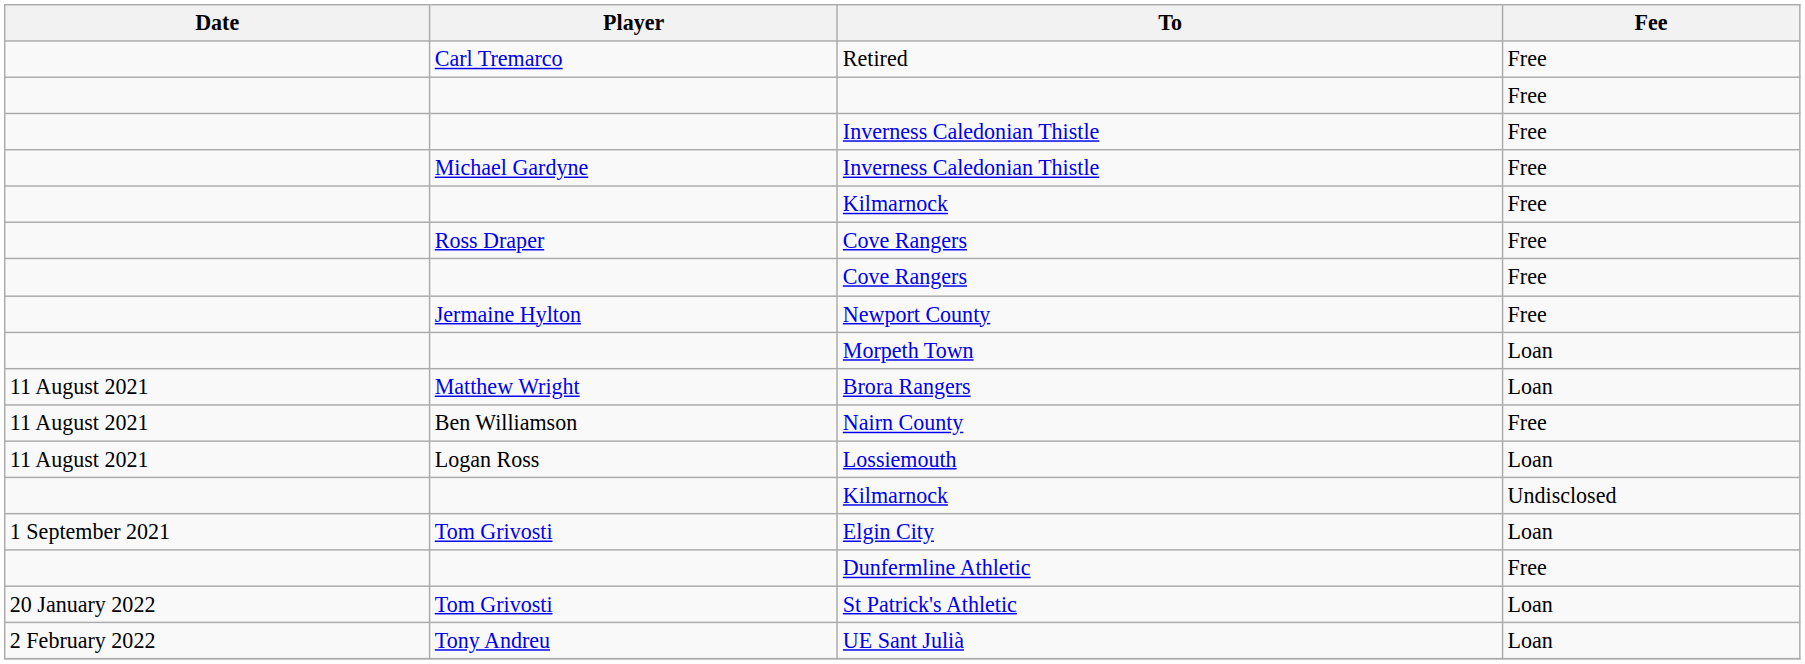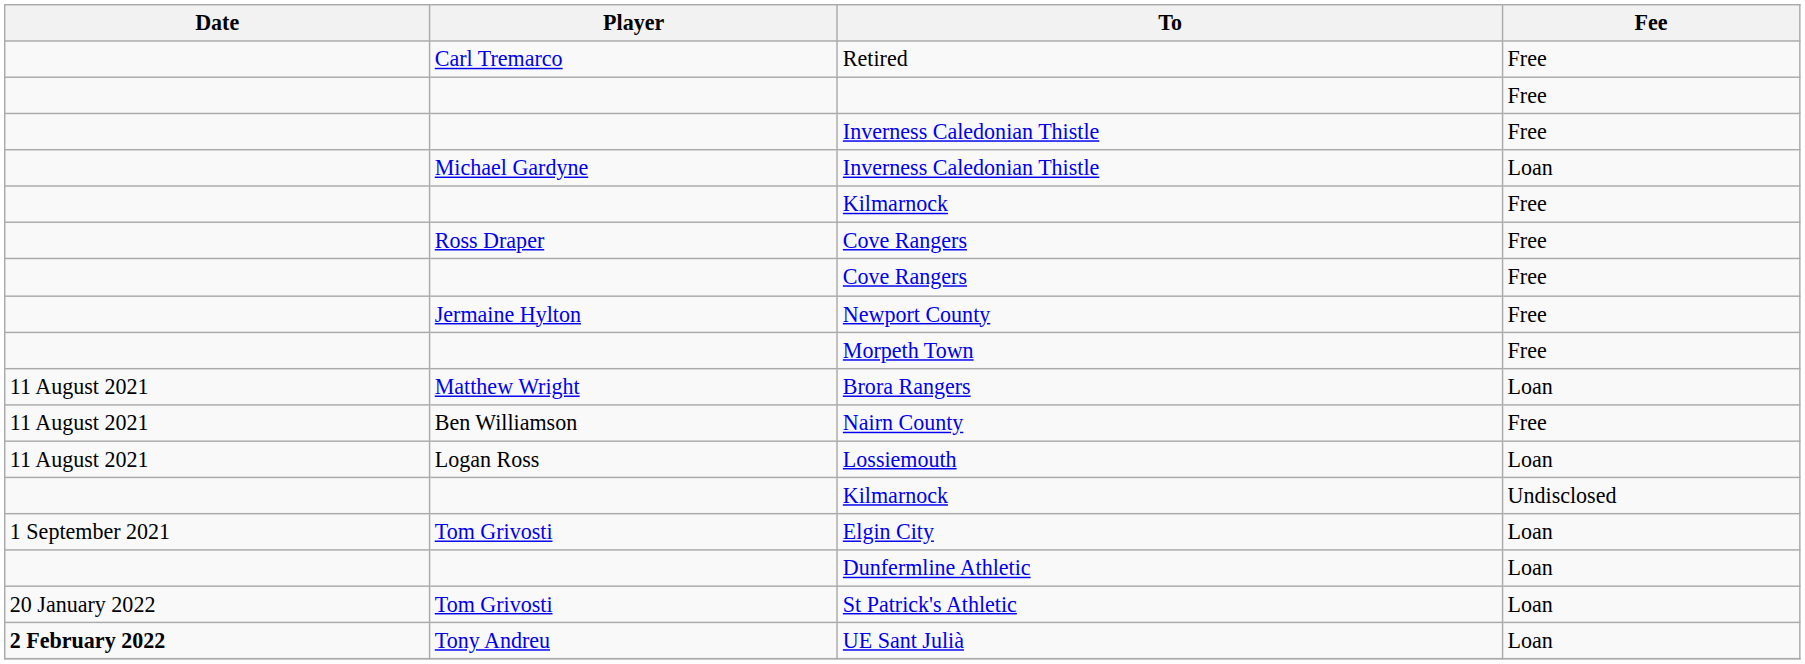(1527, 168) Free -> (1530, 168) Loan
(1530, 349) Loan -> (1527, 349) Free
(1527, 567) Free -> (1530, 567) Loan
(83, 640) normal -> (88, 640) bold
